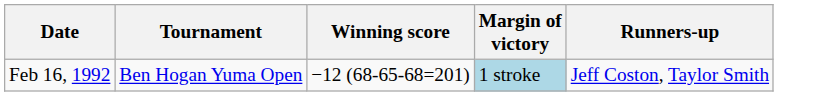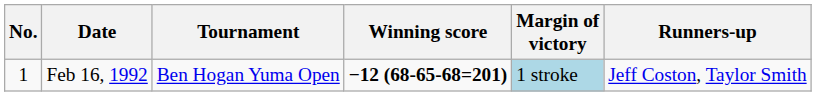+ column: (23, 32)
(391, 75) normal -> (428, 75) bold
